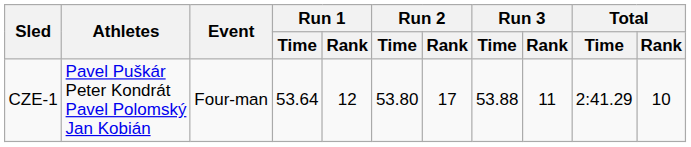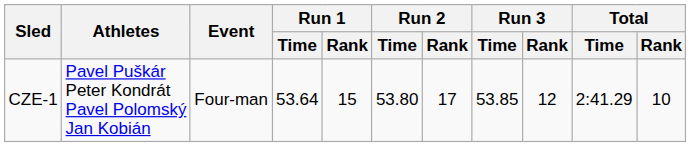(347, 100) 12 -> (347, 100) 15
(497, 100) 53.88 -> (497, 100) 53.85
(547, 100) 11 -> (547, 100) 12
